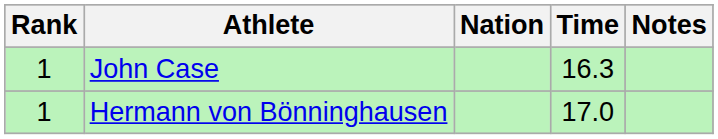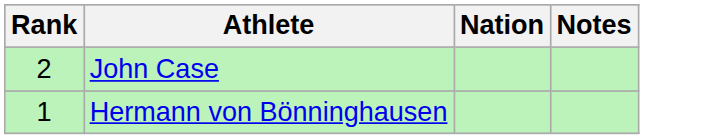- column: (588, 25)
(44, 68) 1 -> (44, 68) 2
